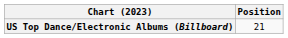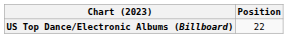(259, 26) 21 -> (259, 26) 22
